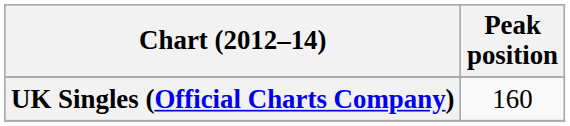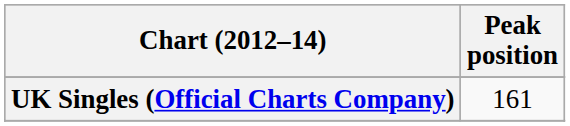(513, 98) 160 -> (513, 98) 161
